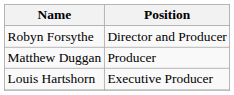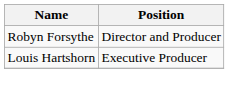- row: (54, 57)
